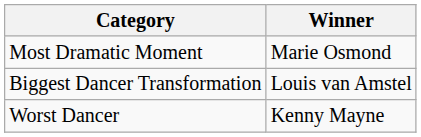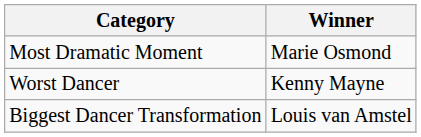rows swapped: (64, 115) <-> (135, 83)
